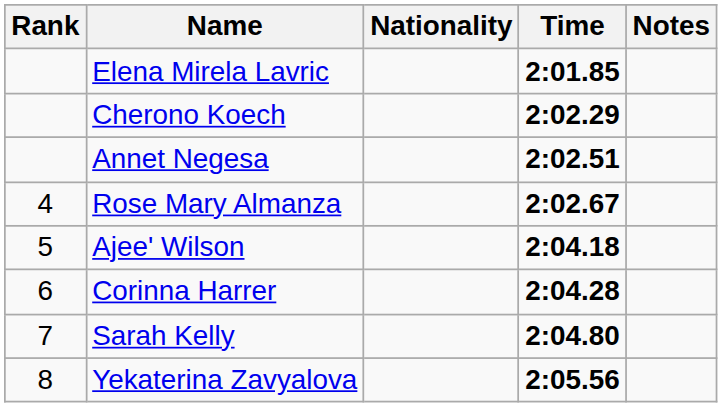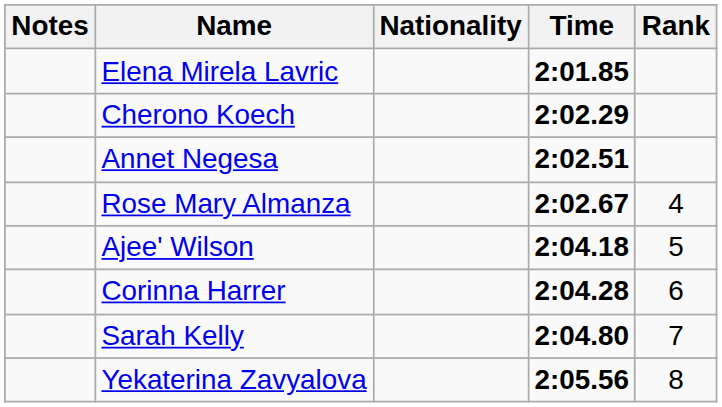columns swapped: (45, 26) <-> (671, 26)
